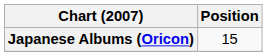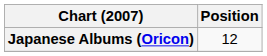(230, 39) 15 -> (230, 39) 12
